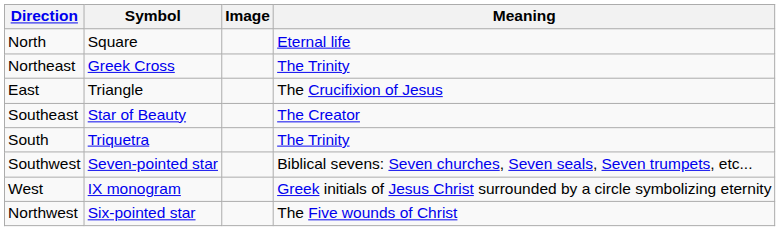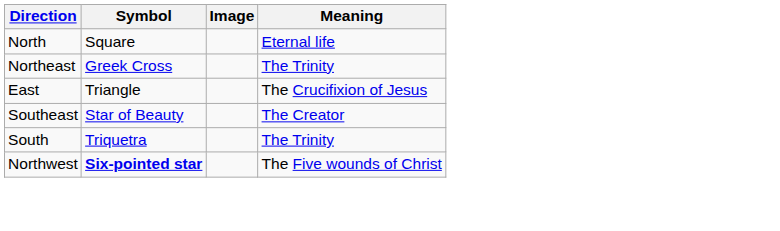- row: (44, 164)
- row: (26, 189)
(142, 213) normal -> (144, 164) bold
